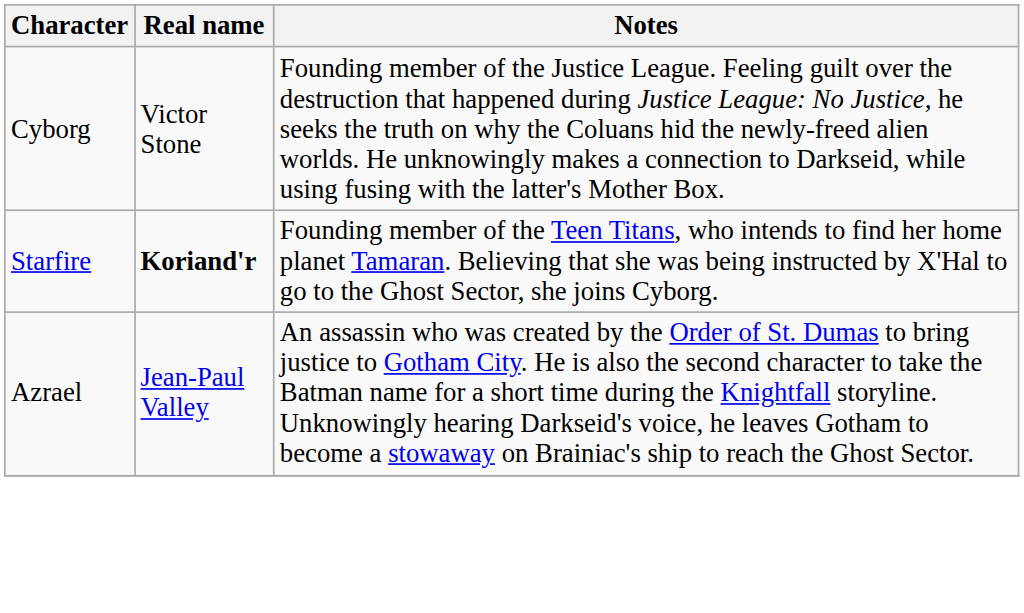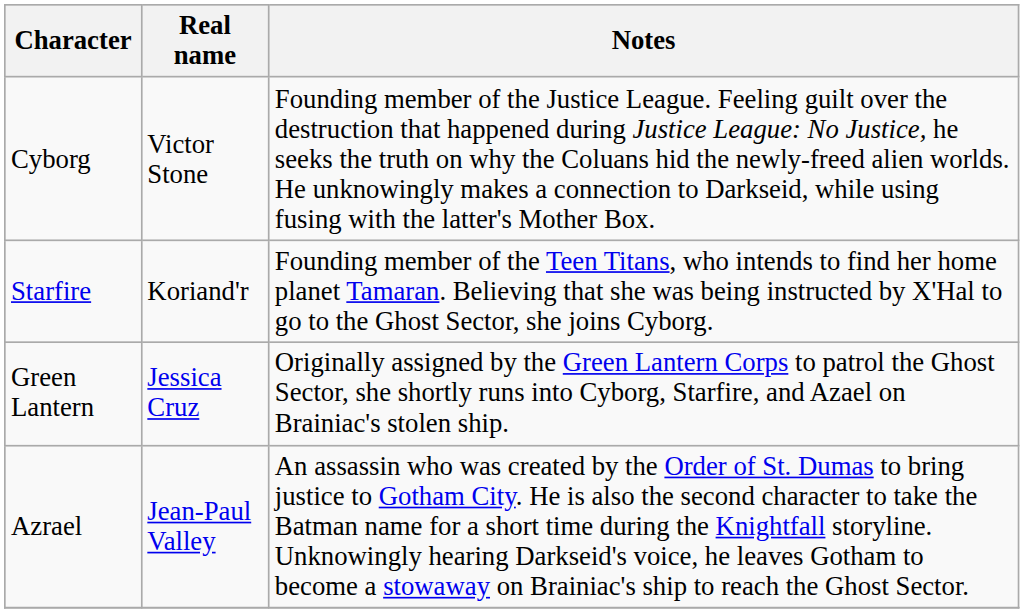(198, 260) bold -> (198, 290) normal
+ row: (53, 393)
